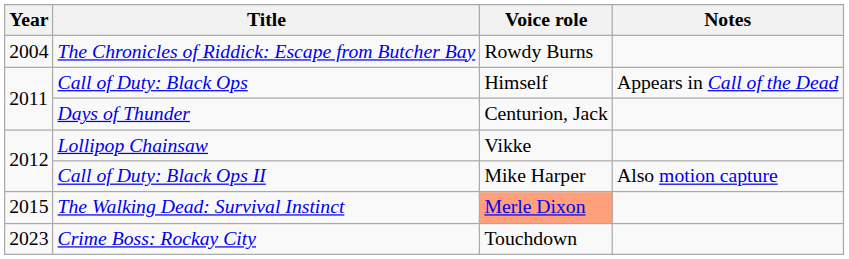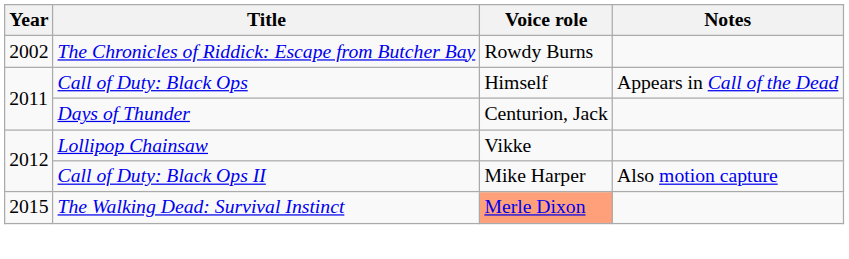(29, 51) 2004 -> (29, 51) 2002
- row: (157, 238)
